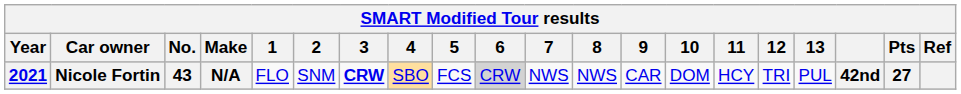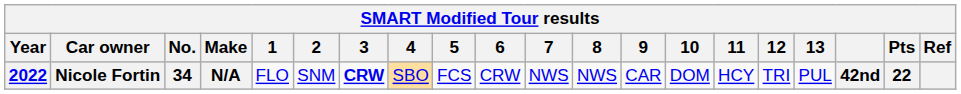(28, 75) 2021 -> (28, 75) 2022
(182, 75) 43 -> (182, 75) 34
(500, 75) lightgrey background -> (500, 75) no background
(902, 75) 27 -> (902, 75) 22
